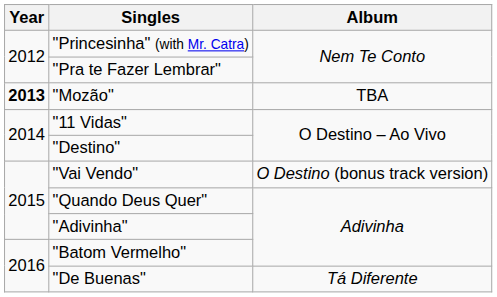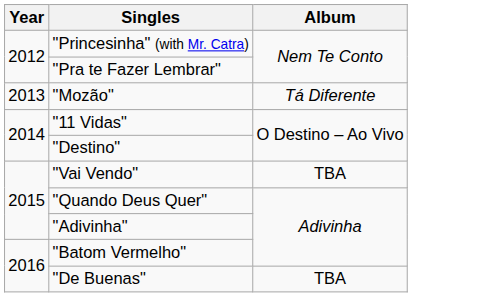(27, 95) bold -> (27, 95) normal
(372, 95) TBA -> (330, 95) Tá Diferente
(372, 174) O Destino (bonus track version) -> (330, 174) TBA
(372, 278) Tá Diferente -> (330, 278) TBA
